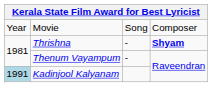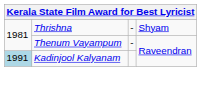- row: (46, 27)
(168, 43) bold -> (154, 27) normal
